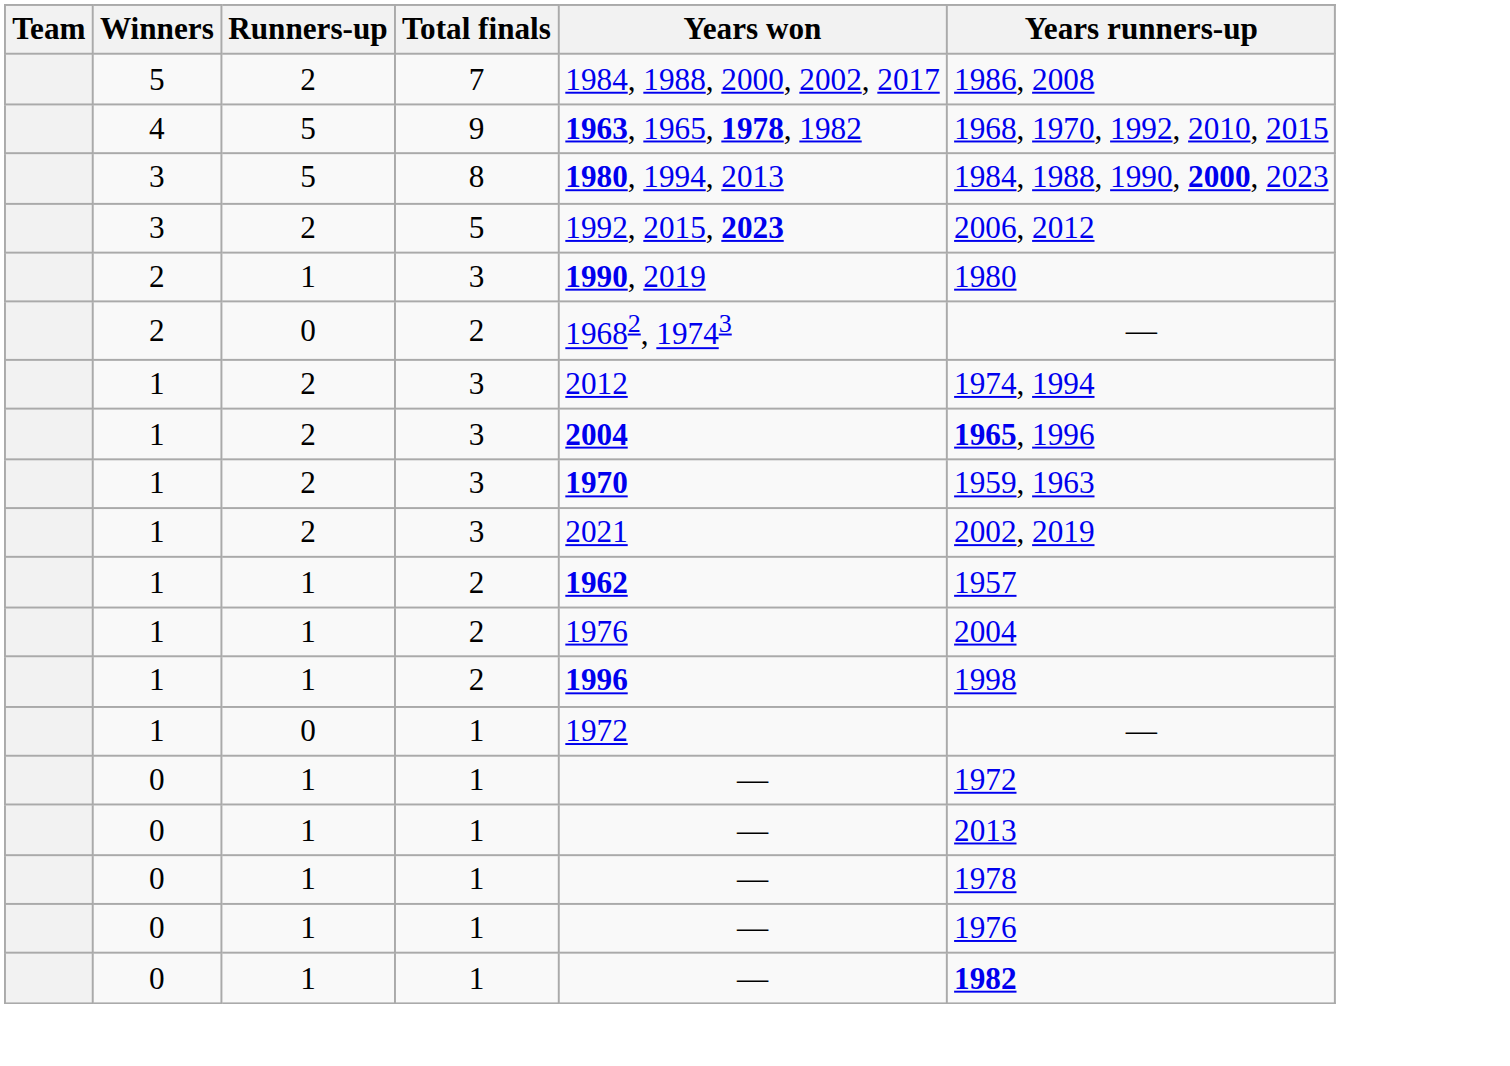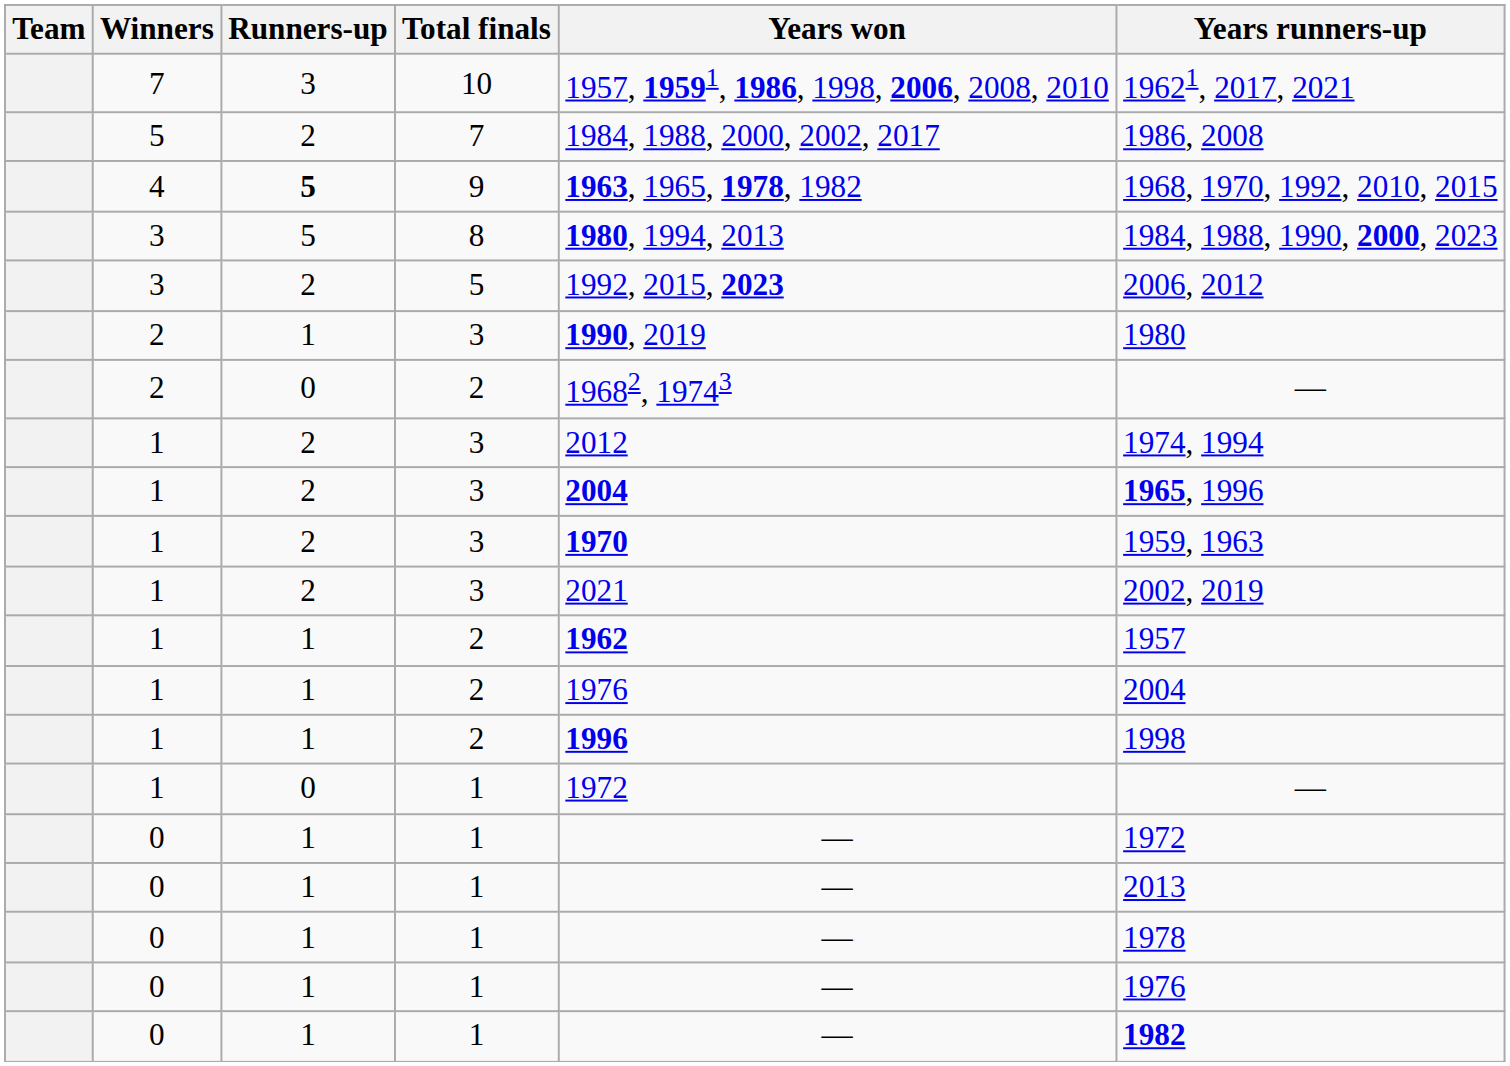+ row: (157, 82)
(308, 128) normal -> (308, 186) bold
